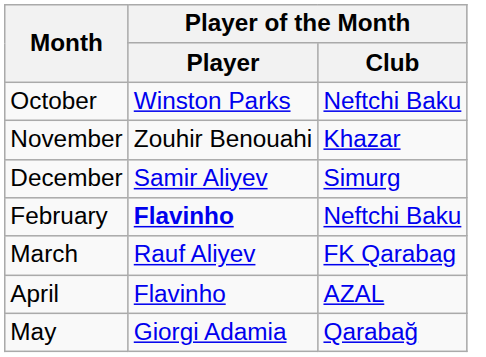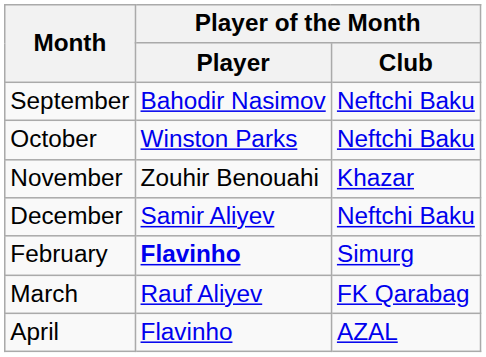+ row: (70, 100)
(362, 178) Simurg -> (406, 216) Neftchi Baku
(392, 216) Neftchi Baku -> (375, 255) Simurg
- row: (33, 332)
